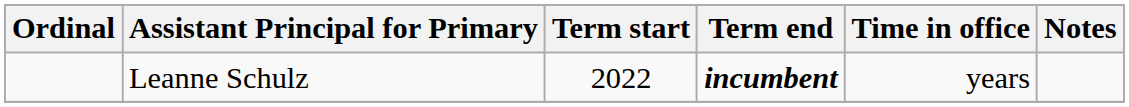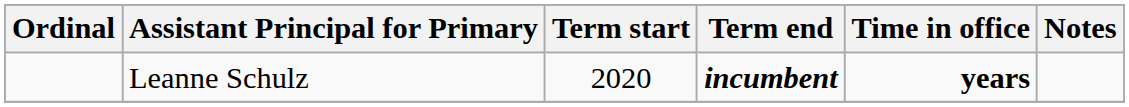(621, 76) 2022 -> (621, 76) 2020
(998, 76) normal -> (995, 76) bold
